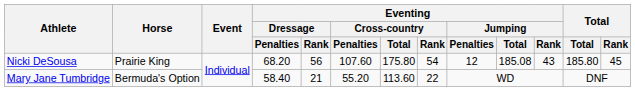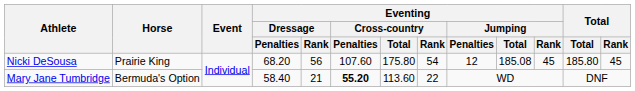(549, 62) 43 -> (549, 62) 45
(355, 79) normal -> (355, 79) bold
